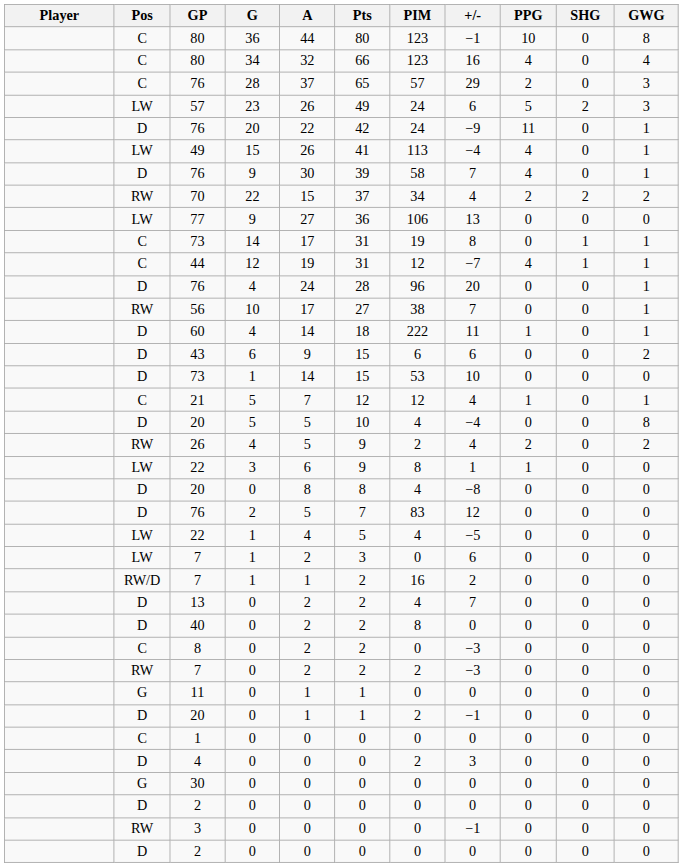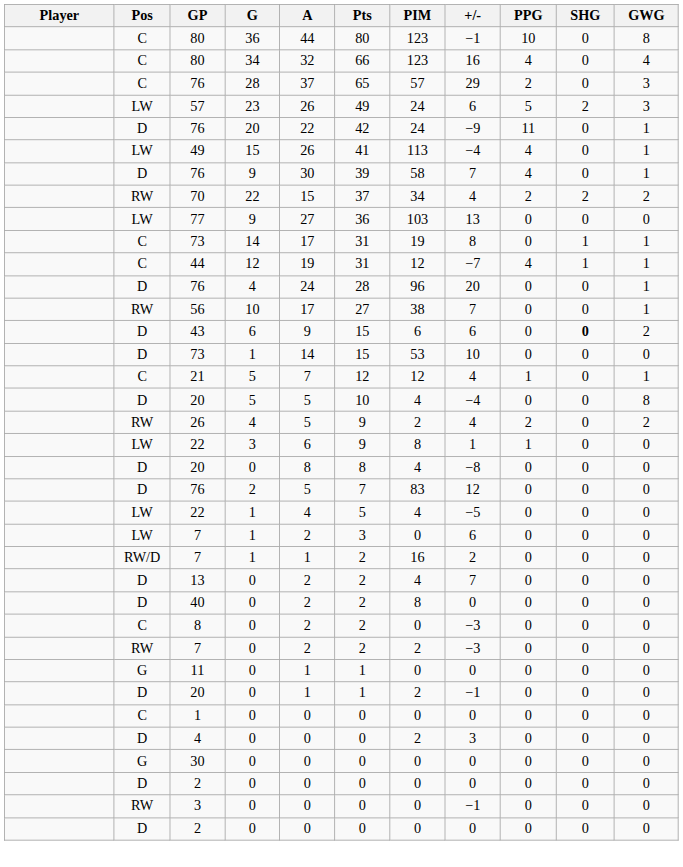(417, 219) 106 -> (417, 219) 103
- row: (197, 331)
(585, 354) normal -> (585, 331) bold
